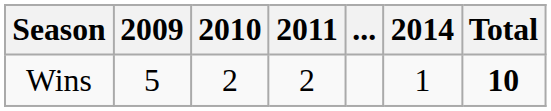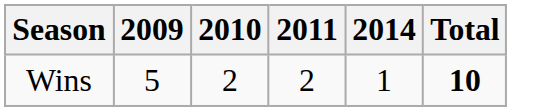- column: (364, 29)
